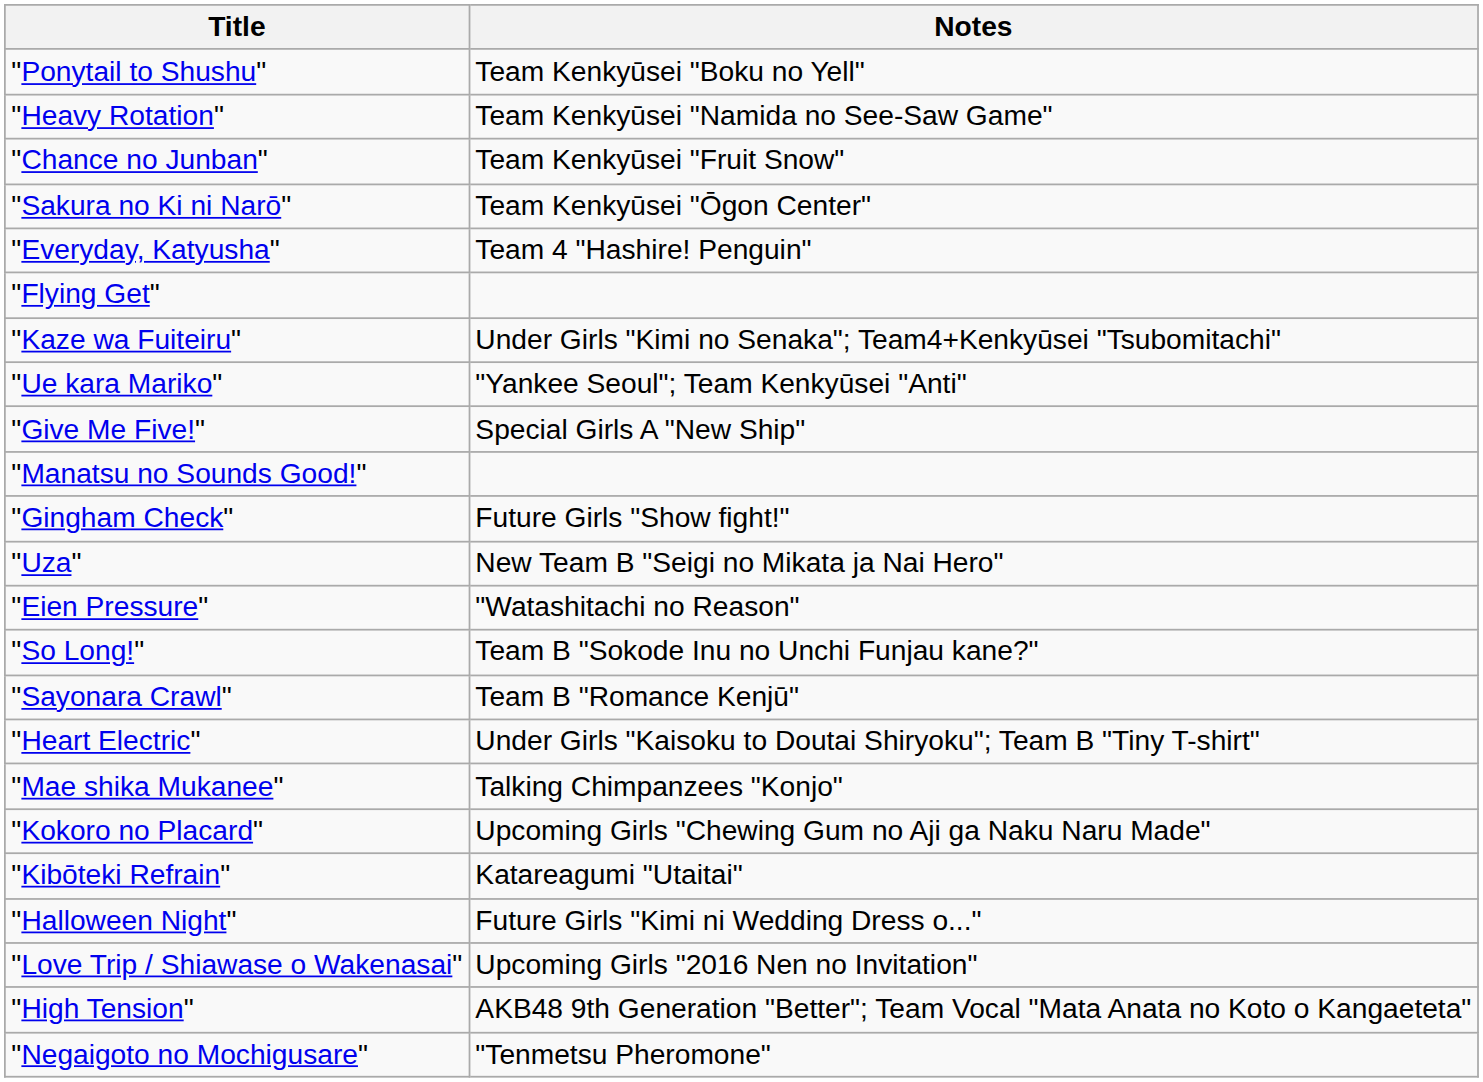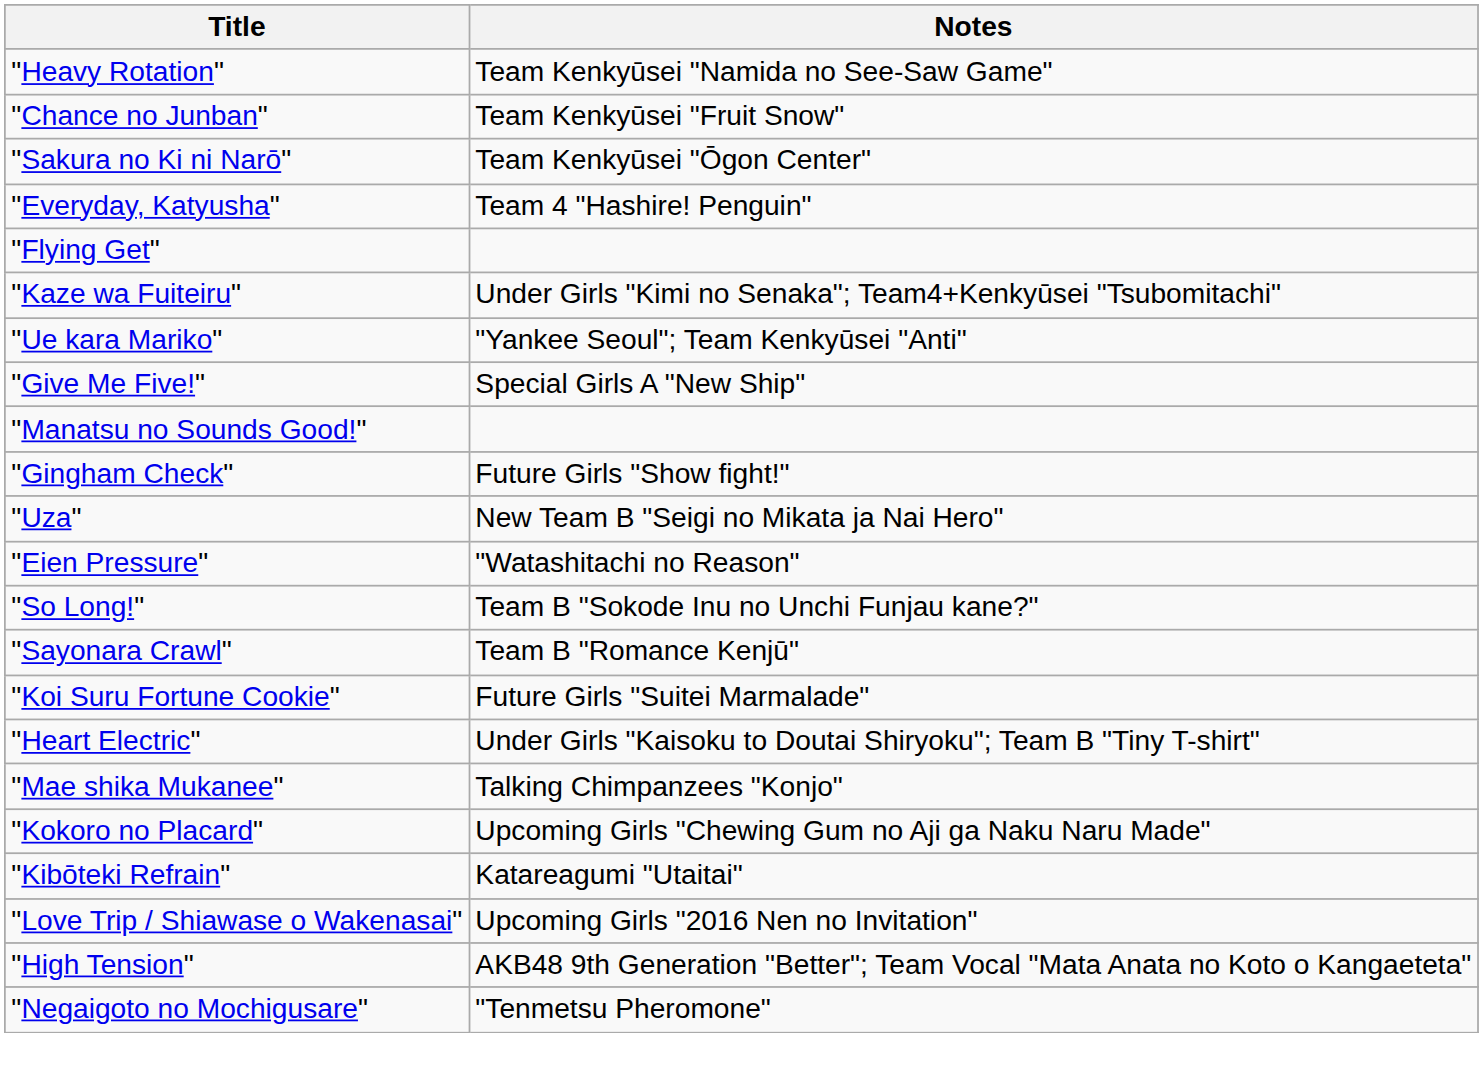- row: (139, 71)
+ row: (176, 696)
- row: (124, 920)
